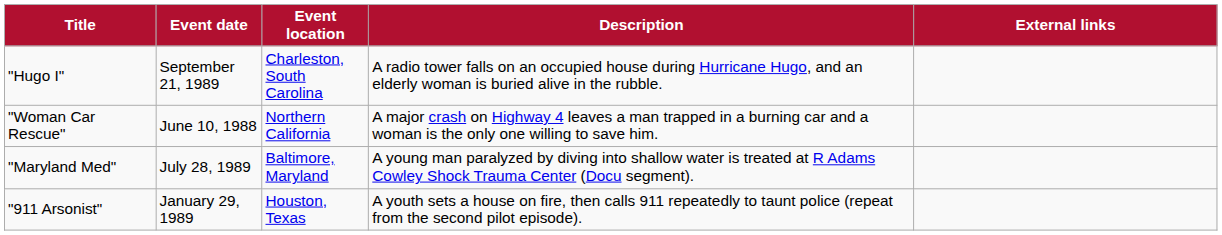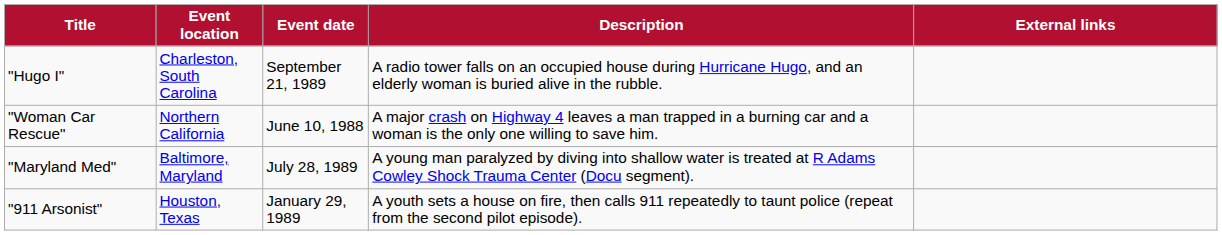columns swapped: (209, 25) <-> (315, 25)
